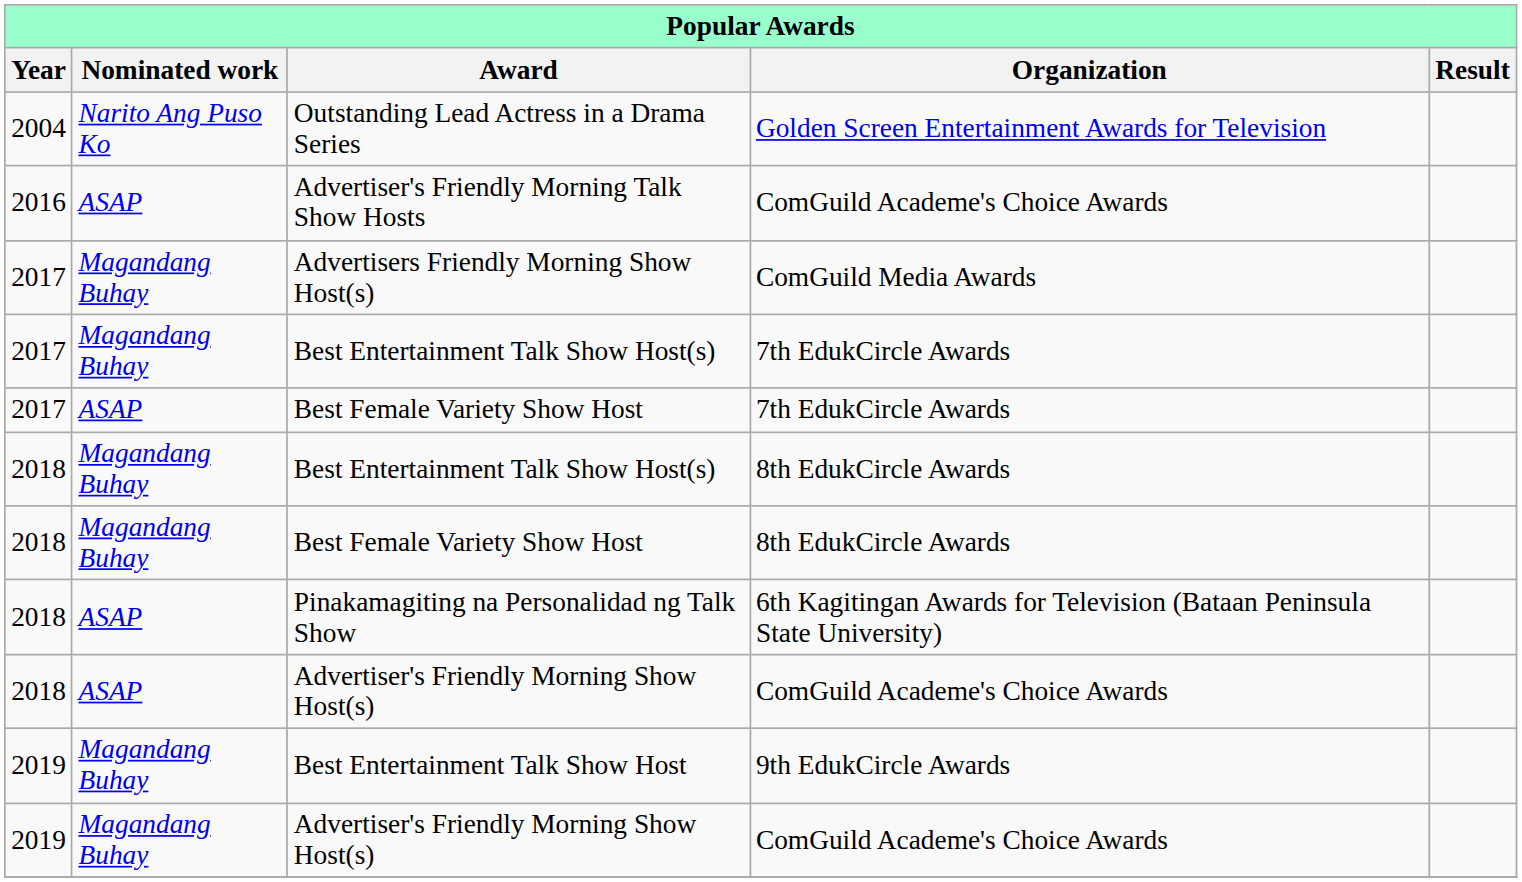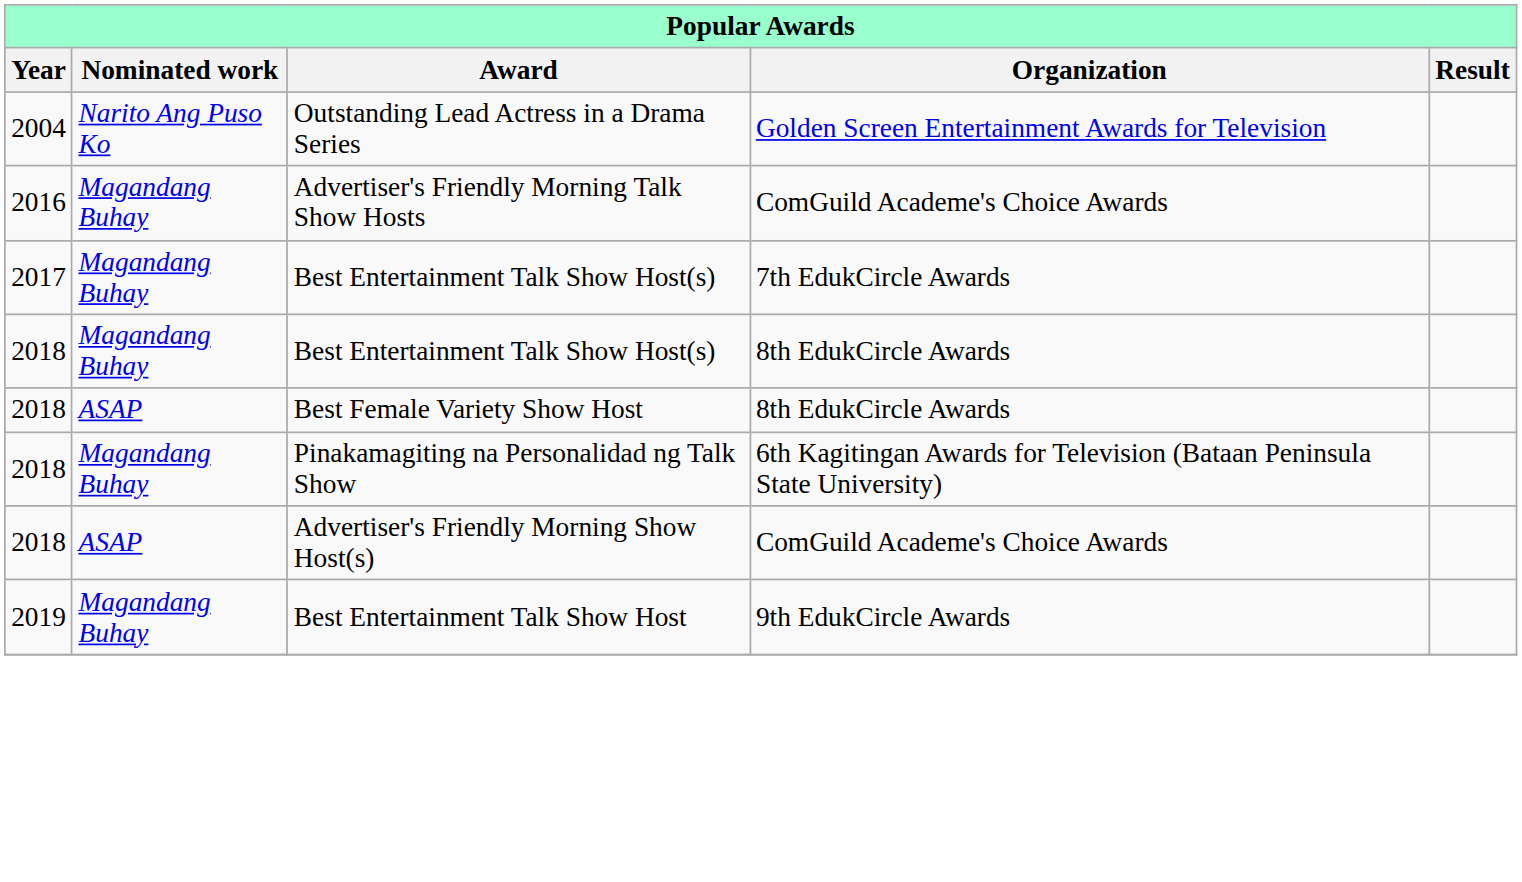(110, 202) ASAP -> (145, 202) Magandang Buhay
- row: (39, 276)
- row: (39, 409)
(145, 542) Magandang Buhay -> (110, 409) ASAP
(110, 616) ASAP -> (145, 468) Magandang Buhay
- row: (39, 839)
